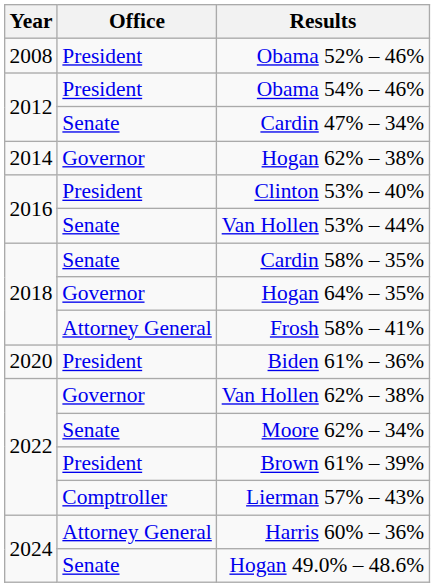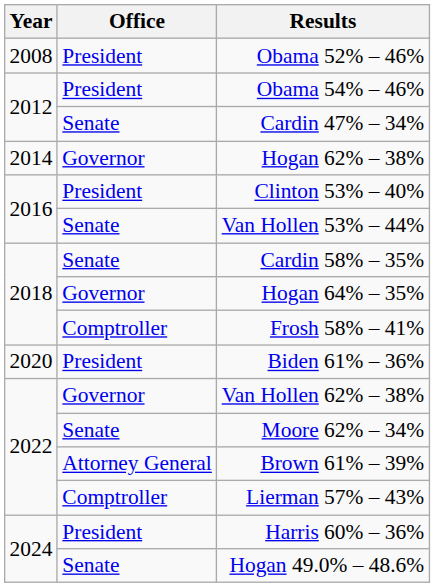(137, 327) Attorney General -> (115, 327) Comptroller
(102, 463) President -> (137, 463) Attorney General
(137, 531) Attorney General -> (102, 531) President
